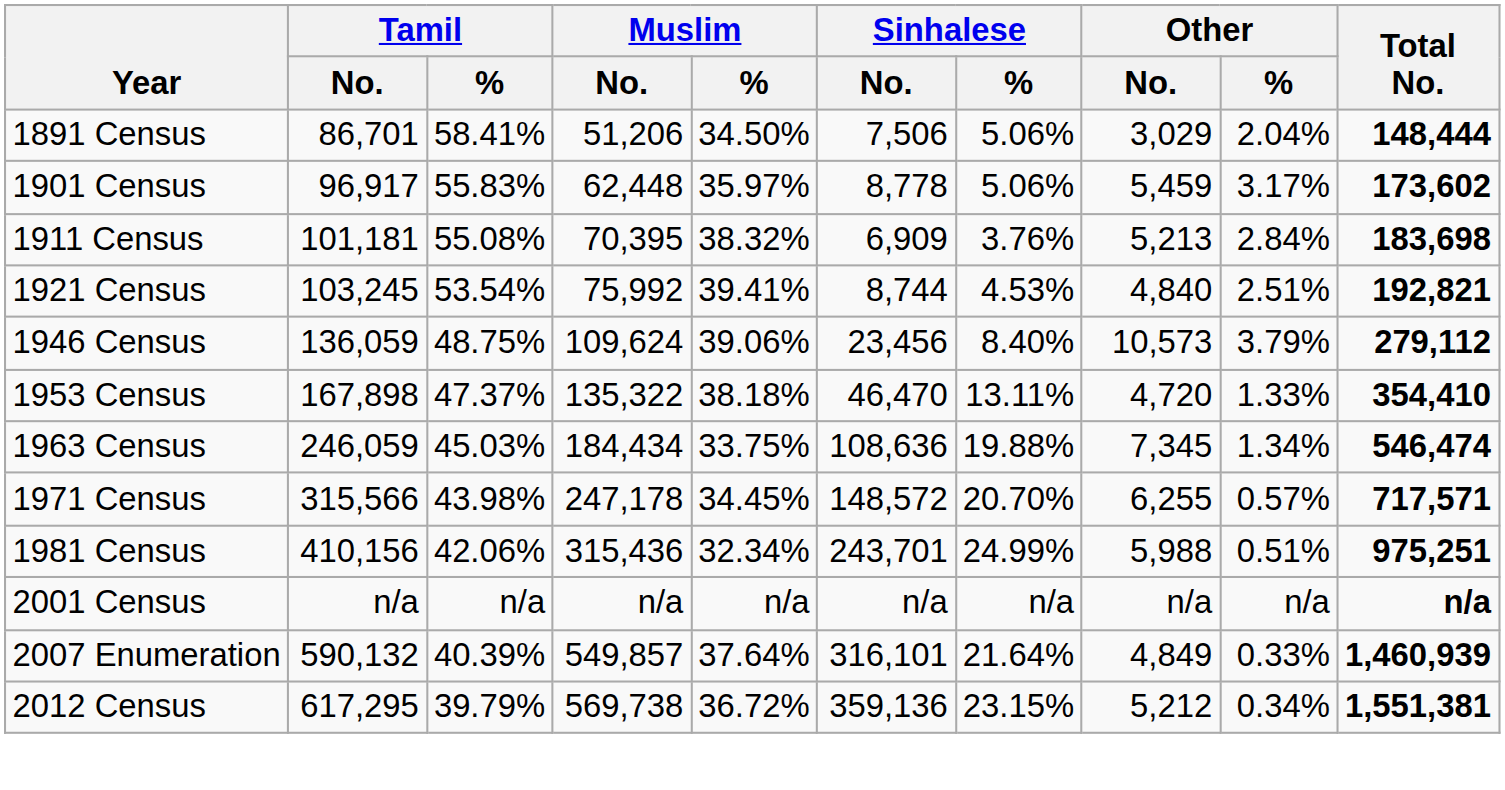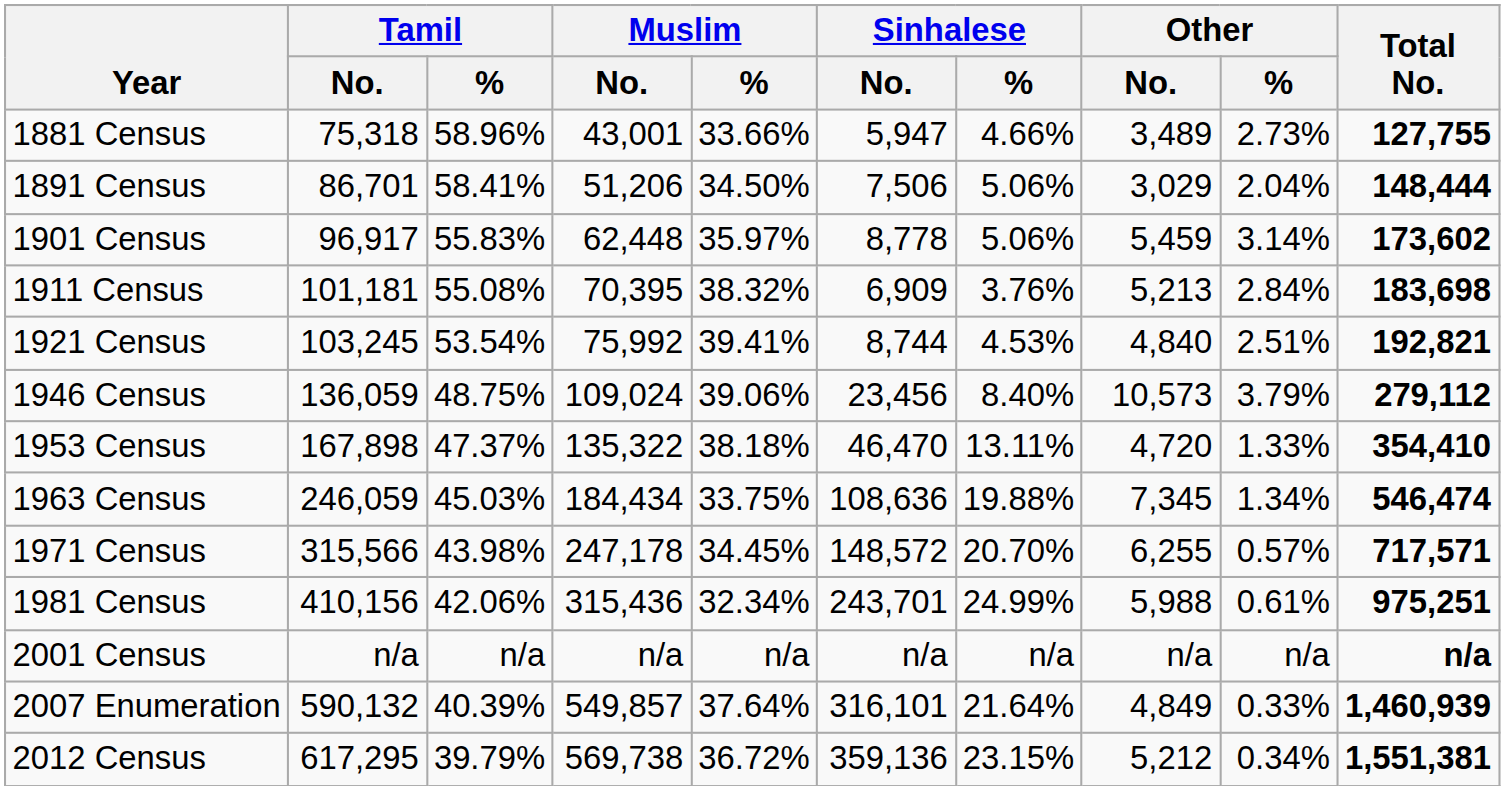+ row: (109, 134)
(1283, 186) 3.17% -> (1283, 238) 3.14%
(624, 342) 109,624 -> (624, 394) 109,024
(1283, 550) 0.51% -> (1283, 602) 0.61%
